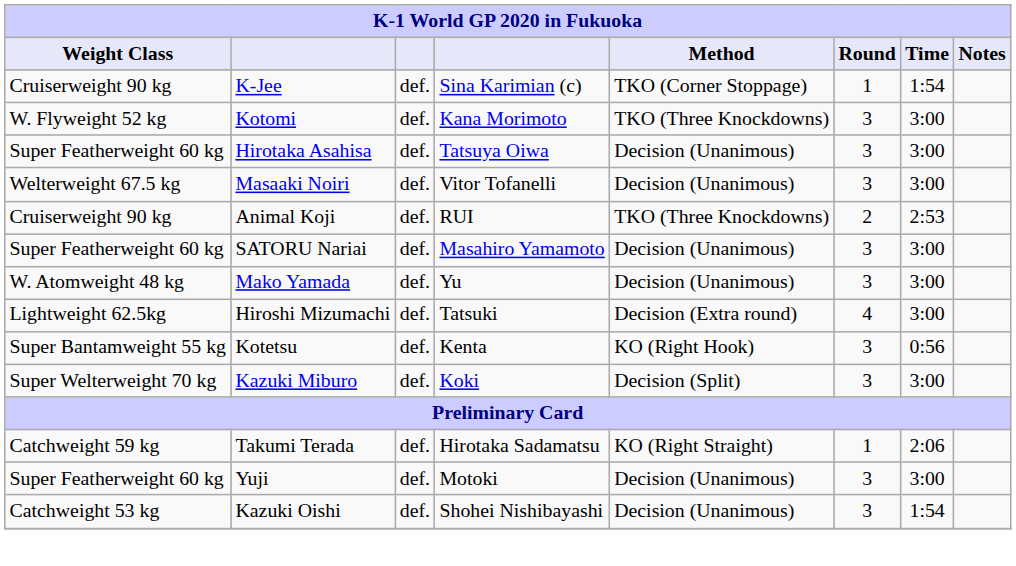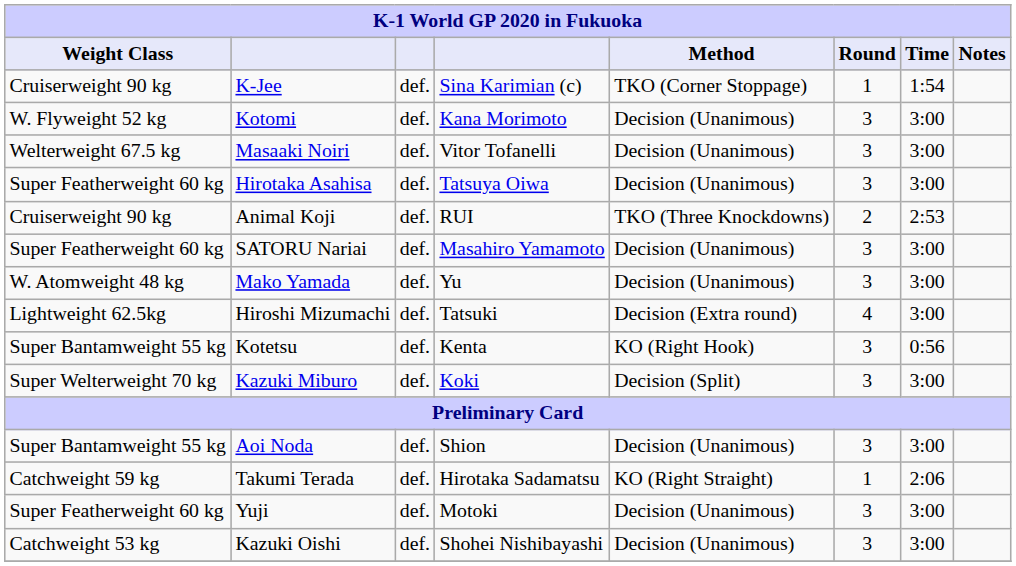(722, 118) TKO (Three Knockdowns) -> (704, 118) Decision (Unanimous)
rows swapped: (292, 184) <-> (303, 151)
+ row: (274, 445)
(927, 511) 1:54 -> (927, 543) 3:00
